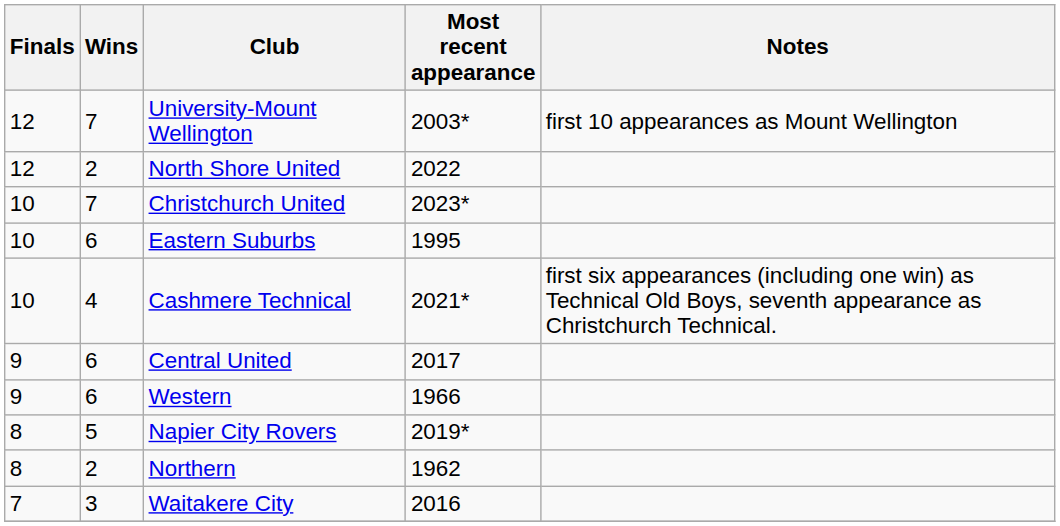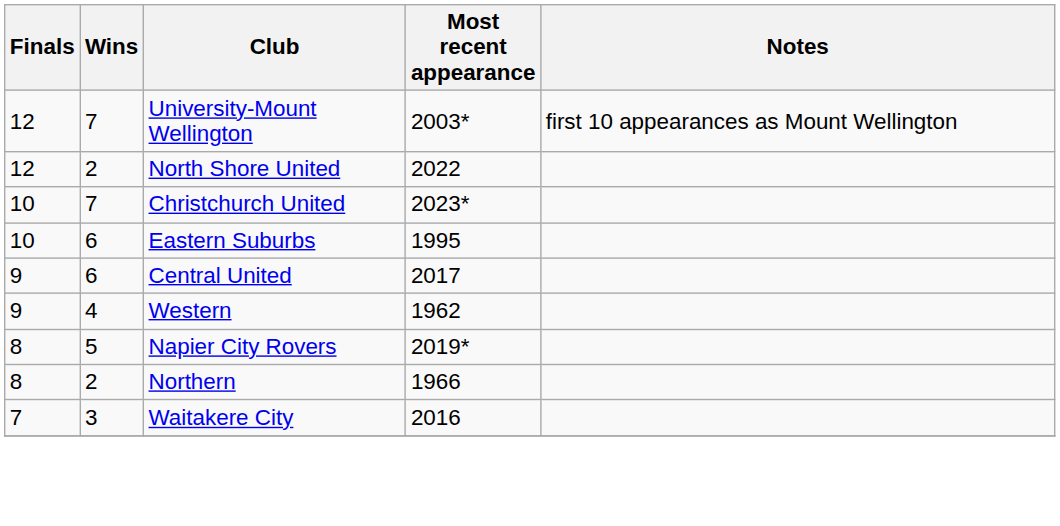- row: (250, 300)
(91, 396) 6 -> (91, 311) 4
(436, 396) 1966 -> (436, 311) 1962
(436, 467) 1962 -> (436, 382) 1966
